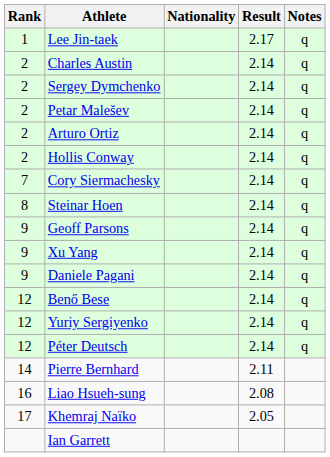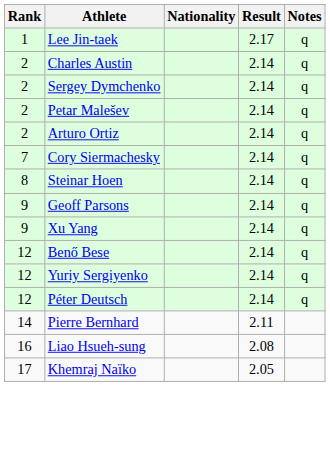- row: (91, 157)
- row: (91, 275)
- row: (79, 440)
